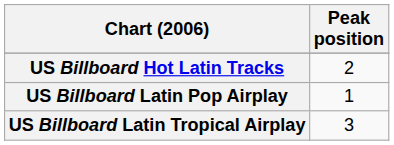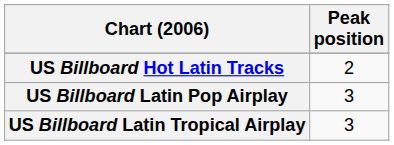(349, 96) 1 -> (349, 96) 3
